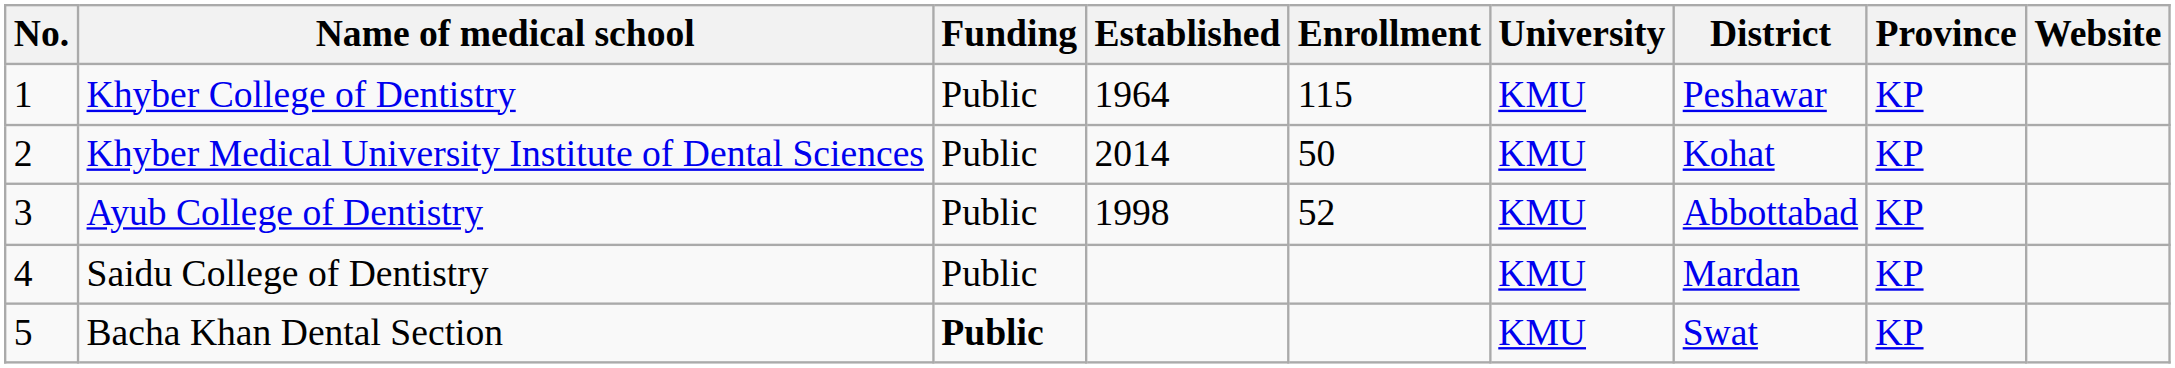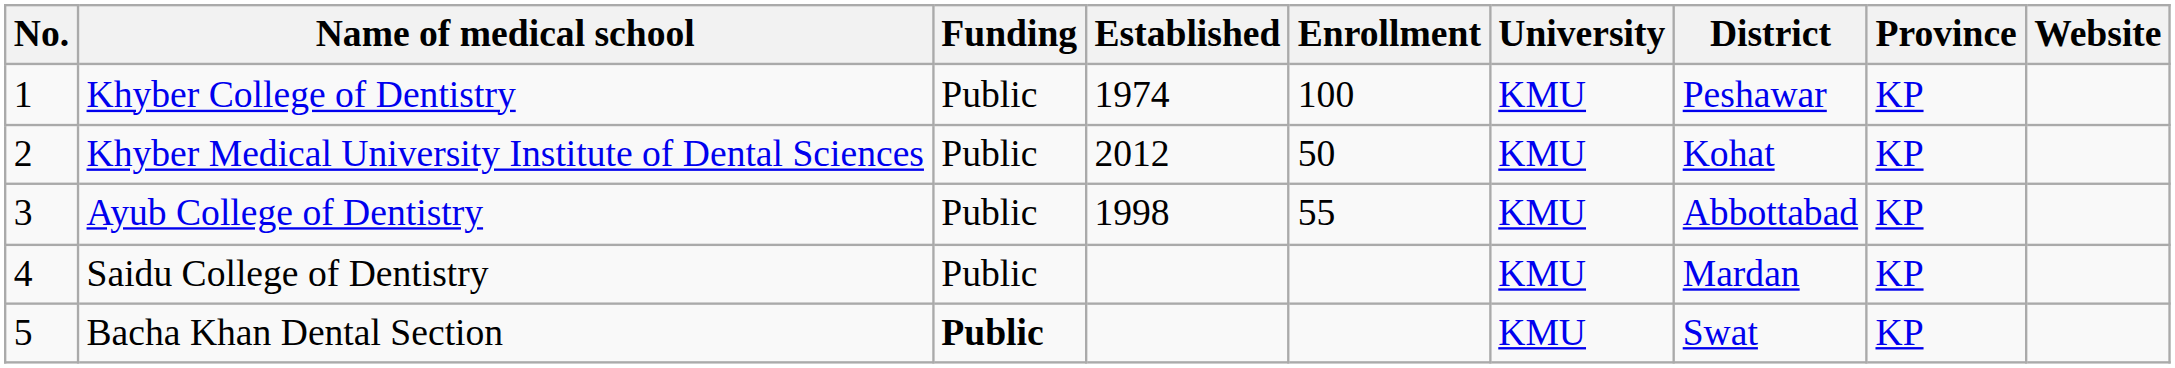(1132, 93) 1964 -> (1132, 93) 1974
(1325, 93) 115 -> (1326, 93) 100
(1132, 153) 2014 -> (1132, 153) 2012
(1317, 213) 52 -> (1317, 213) 55
